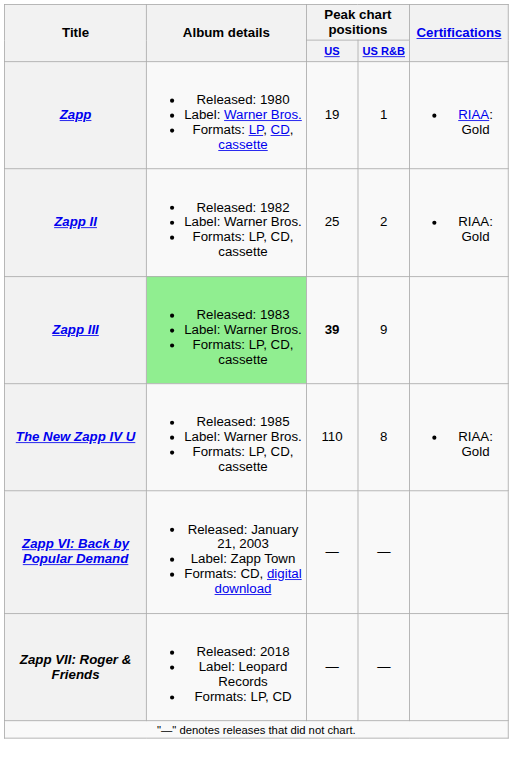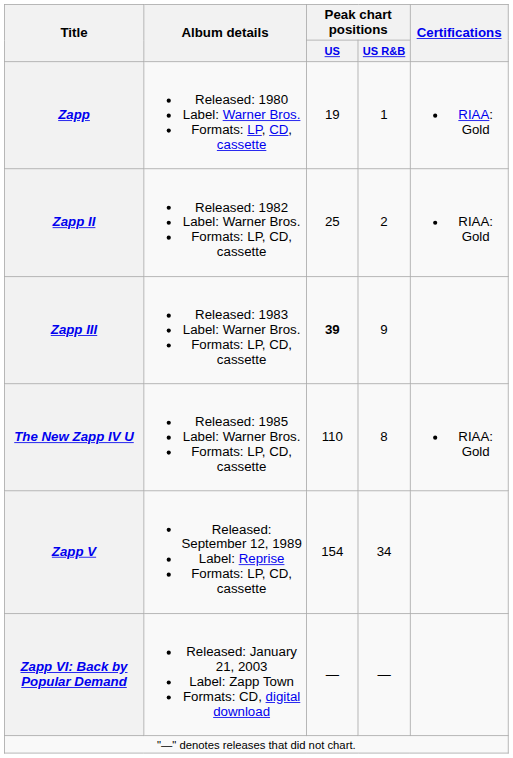(226, 337) lightgreen background -> (225, 337) no background
+ row: (74, 552)
- row: (76, 667)
